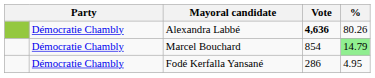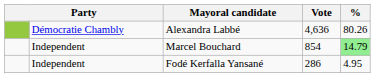(317, 30) bold -> (317, 30) normal
(78, 47) Démocratie Chambly -> (58, 47) Independent
(78, 64) Démocratie Chambly -> (58, 64) Independent
